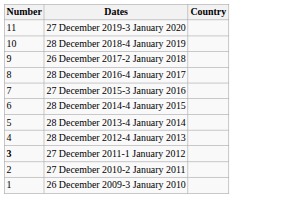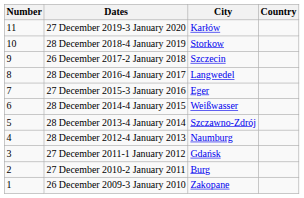+ column: (223, 12)
(9, 153) bold -> (9, 153) normal
